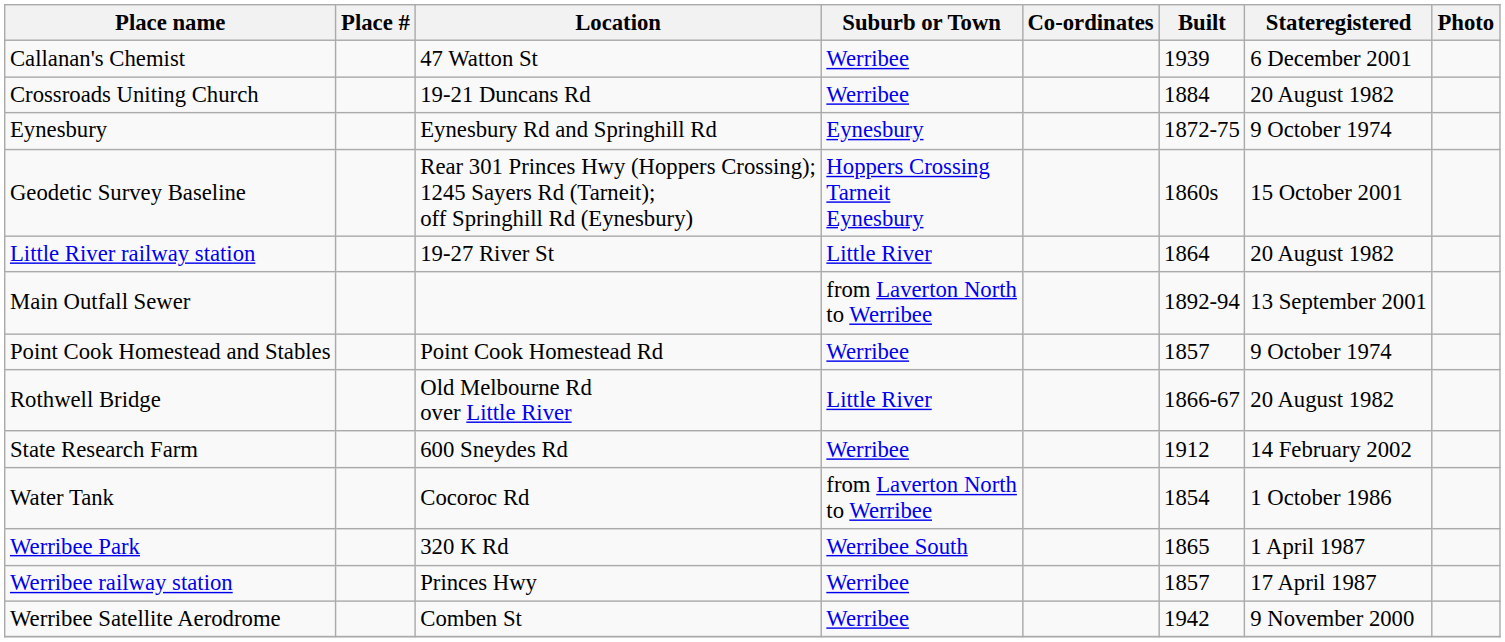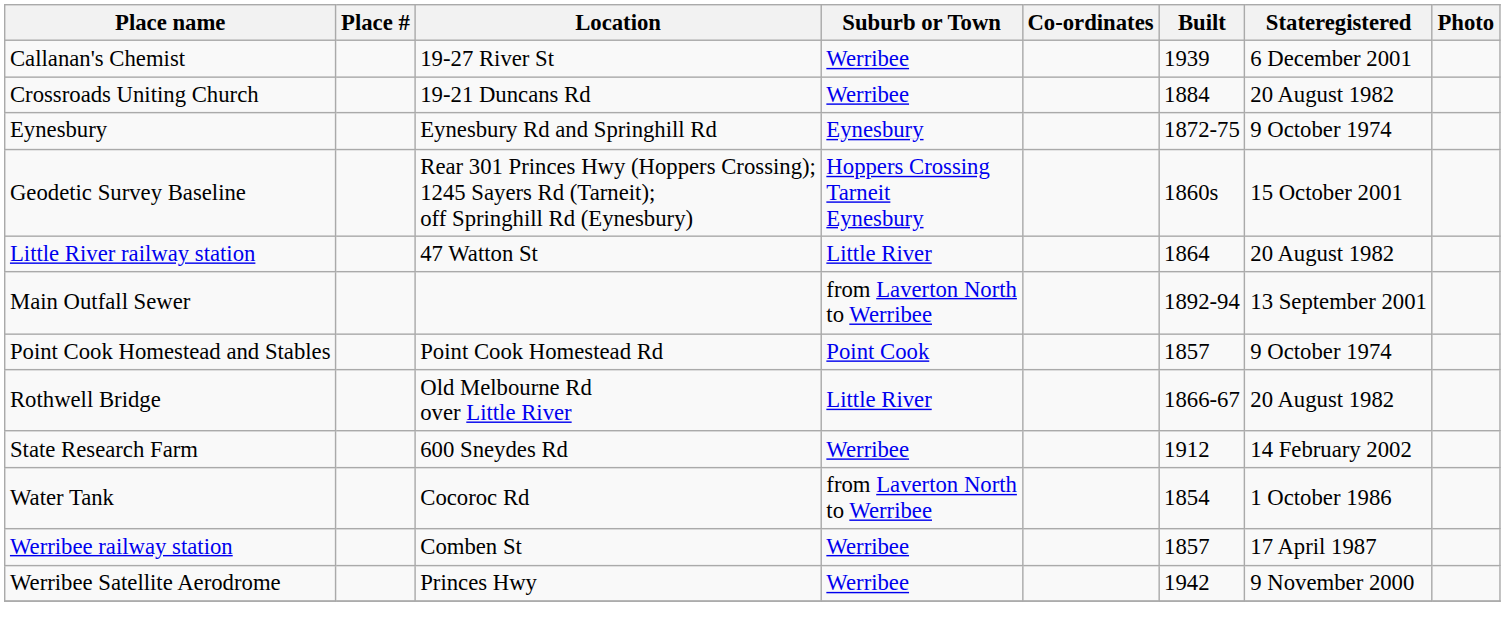(479, 58) 47 Watton St -> (487, 58) 19-27 River St
(487, 253) 19-27 River St -> (479, 253) 47 Watton St
(868, 351) Werribee -> (878, 351) Point Cook
- row: (75, 546)
(479, 582) Princes Hwy -> (471, 546) Comben St
(471, 618) Comben St -> (479, 582) Princes Hwy
